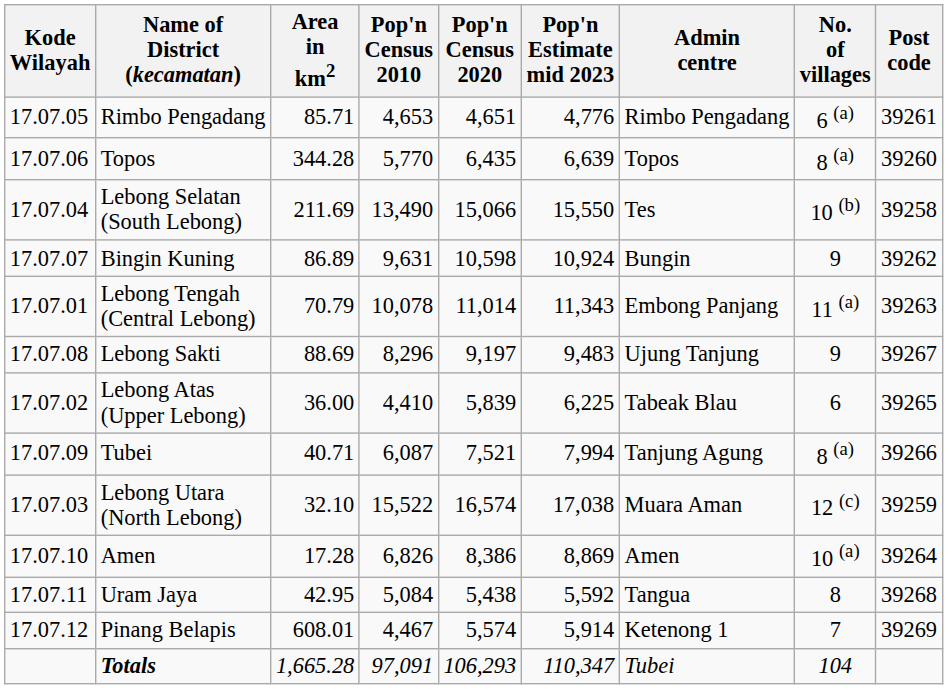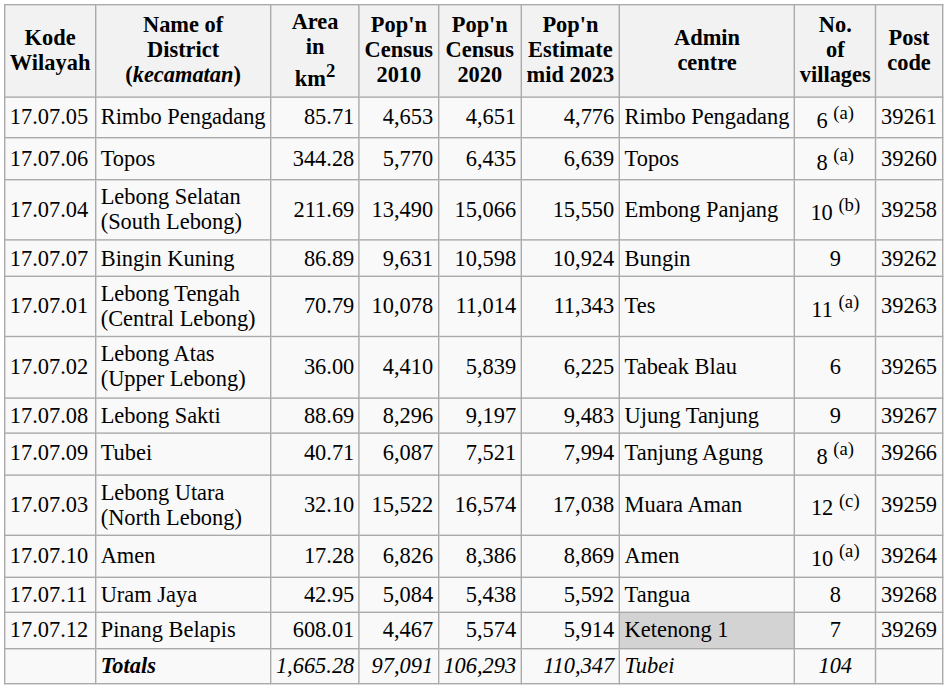(640, 210) Tes -> (701, 210) Embong Panjang
(701, 306) Embong Panjang -> (640, 306) Tes
rows swapped: (161, 354) <-> (173, 402)
(677, 630) no background -> (677, 630) lightgrey background
